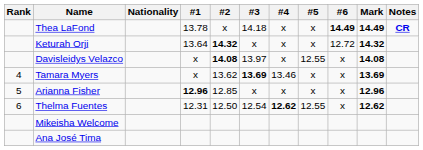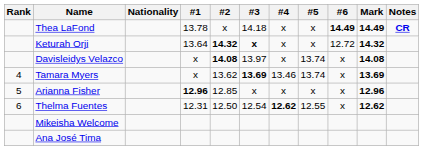(254, 43) normal -> (254, 43) bold
(313, 59) 12.55 -> (313, 59) 13.74
(313, 75) x -> (313, 75) 13.74
